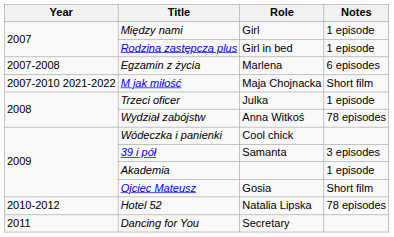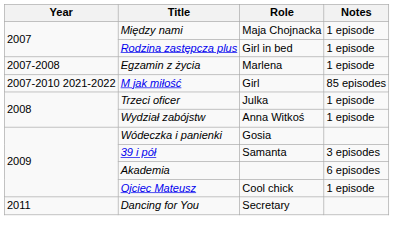(251, 30) Girl -> (282, 30) Maja Chojnacka
(353, 65) 6 episodes -> (351, 65) 1 episode
(282, 83) Maja Chojnacka -> (251, 83) Girl
(350, 83) Short film -> (356, 83) 85 episodes
(356, 118) 78 episodes -> (351, 118) 1 episode
(268, 135) Cool chick -> (257, 135) Gosia
(351, 170) 1 episode -> (353, 170) 6 episodes
(257, 188) Gosia -> (268, 188) Cool chick
(350, 188) Short film -> (351, 188) 1 episode
- row: (141, 205)
